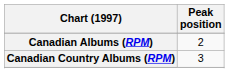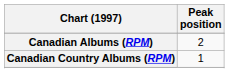(201, 59) 3 -> (201, 59) 1
